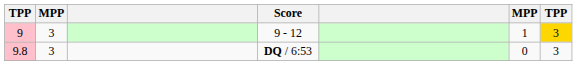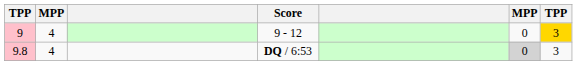(51, 32) 3 -> (51, 32) 4
(525, 32) 1 -> (525, 32) 0
(51, 51) 3 -> (51, 51) 4
(525, 51) no background -> (525, 51) lightgrey background
